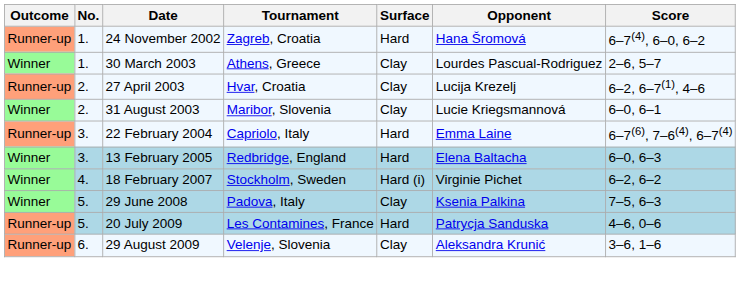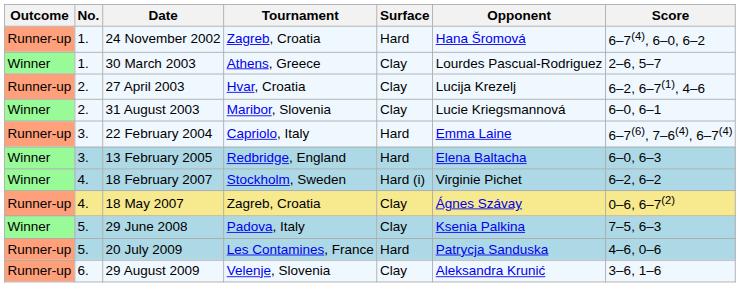+ row: (145, 202)
